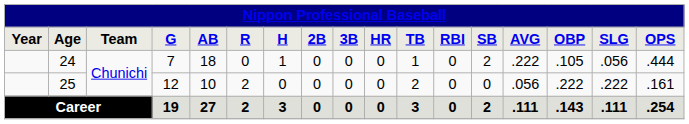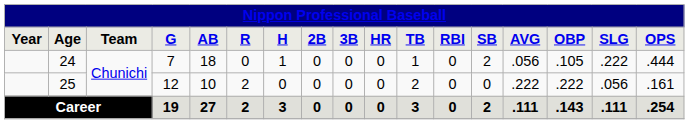(525, 61) .222 -> (525, 61) .056
(614, 61) .056 -> (614, 61) .222
(525, 84) .056 -> (525, 84) .222
(614, 84) .222 -> (614, 84) .056
